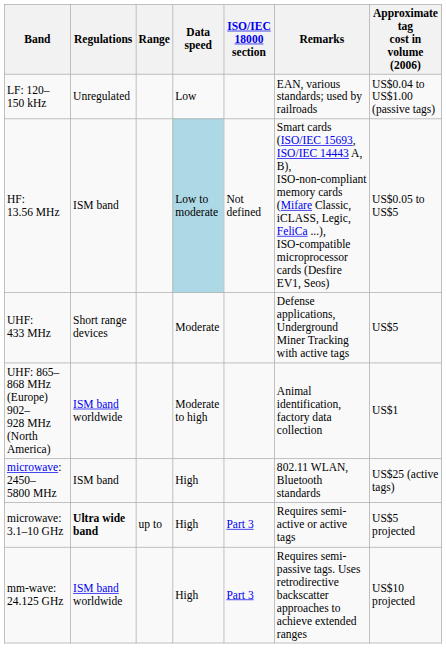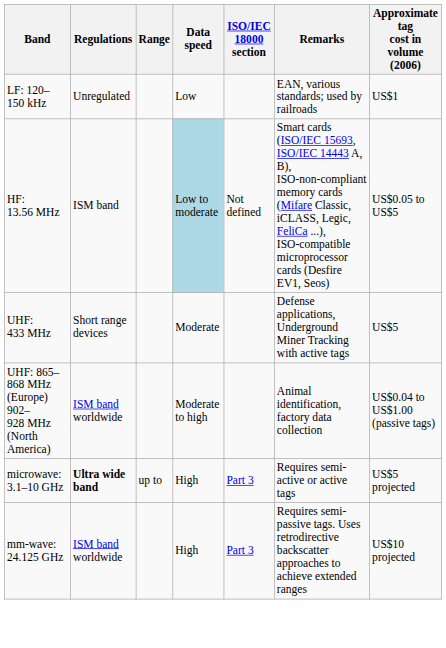(404, 96) US$0.04 to US$1.00 (passive tags) -> (385, 96) US$1
(385, 410) US$1 -> (404, 410) US$0.04 to US$1.00 (passive tags)
- row: (34, 480)
